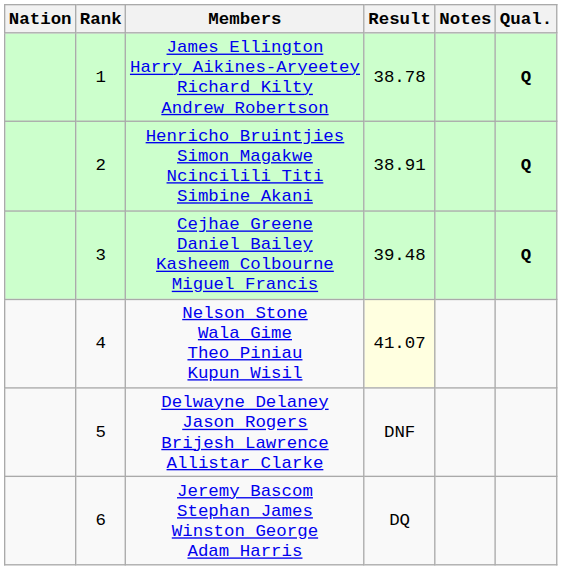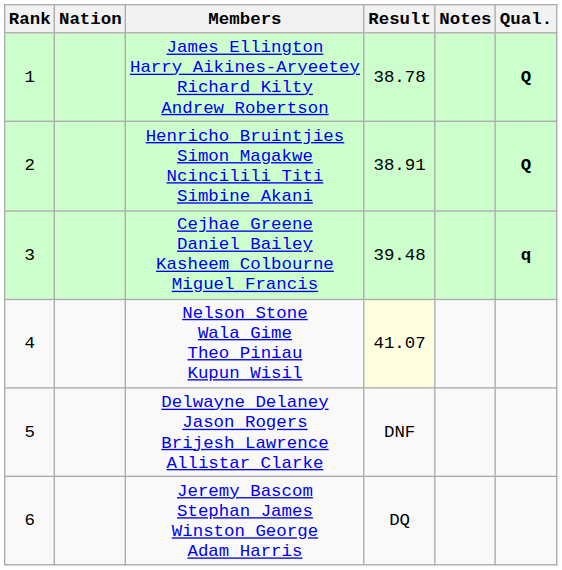columns swapped: (101, 19) <-> (40, 19)
(526, 255) Q -> (526, 255) q
